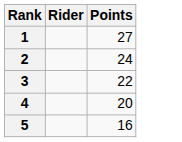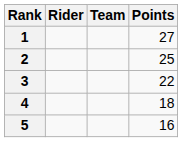+ column: (108, 15)
(125, 59) 24 -> (167, 59) 25
(125, 103) 20 -> (167, 103) 18
